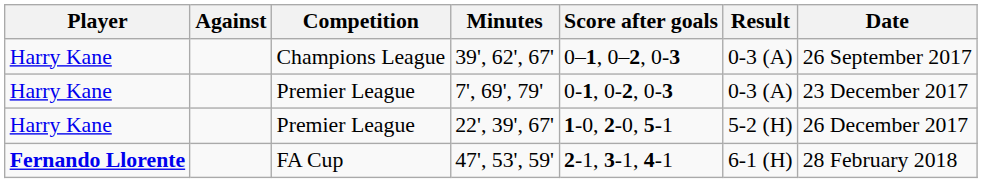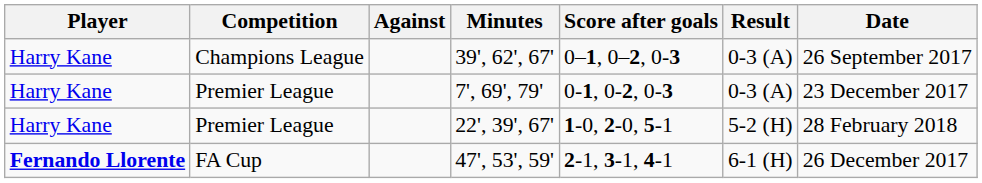columns swapped: (231, 21) <-> (361, 21)
(885, 125) 26 December 2017 -> (880, 125) 28 February 2018
(880, 159) 28 February 2018 -> (885, 159) 26 December 2017
